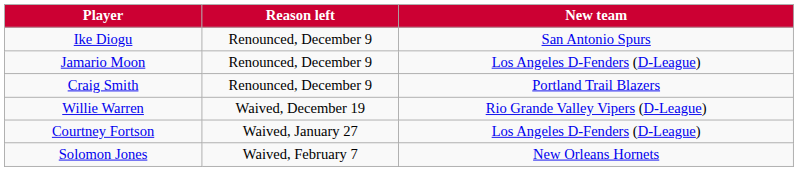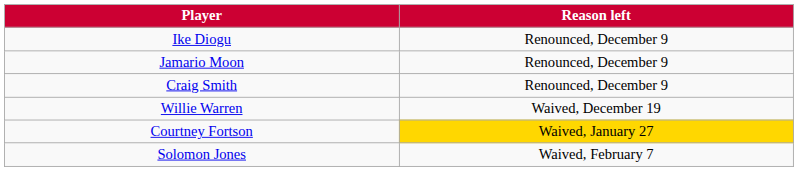- column: (596, 16)
(300, 131) no background -> (596, 131) gold background
